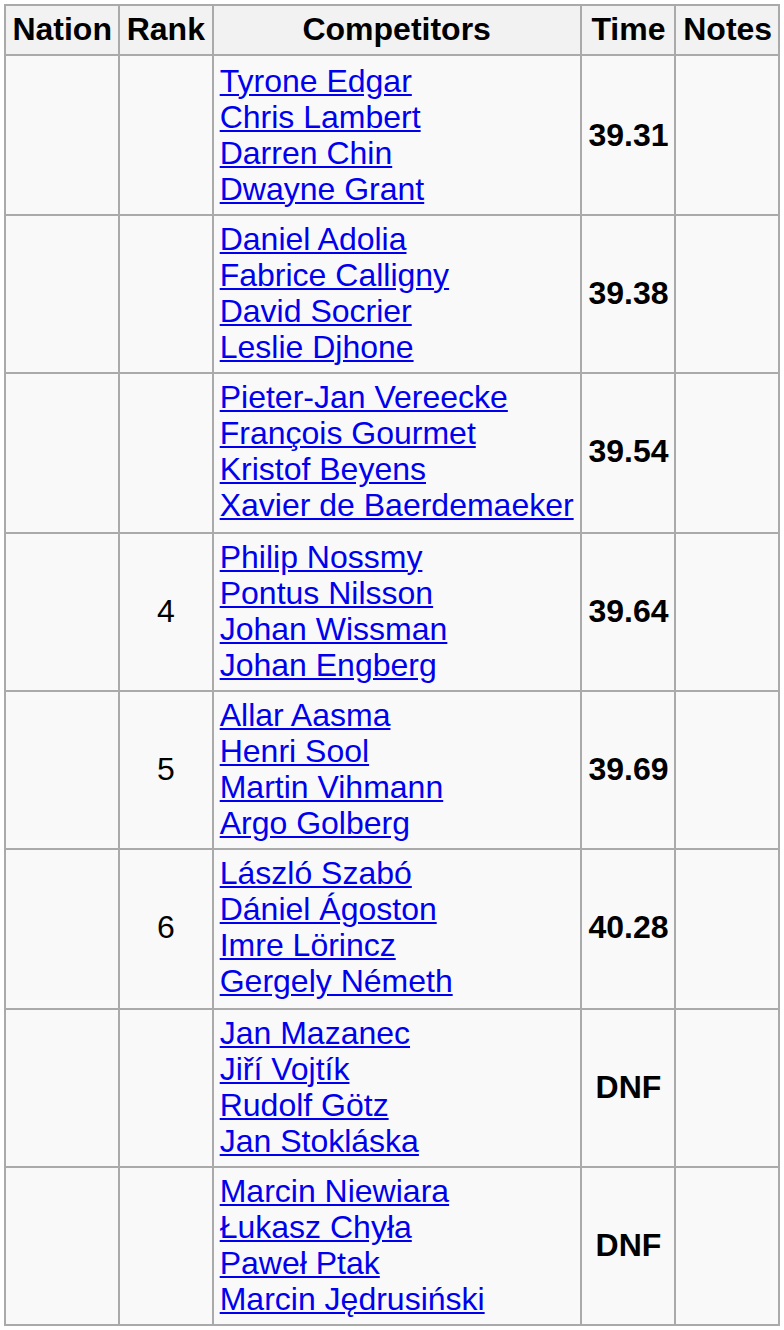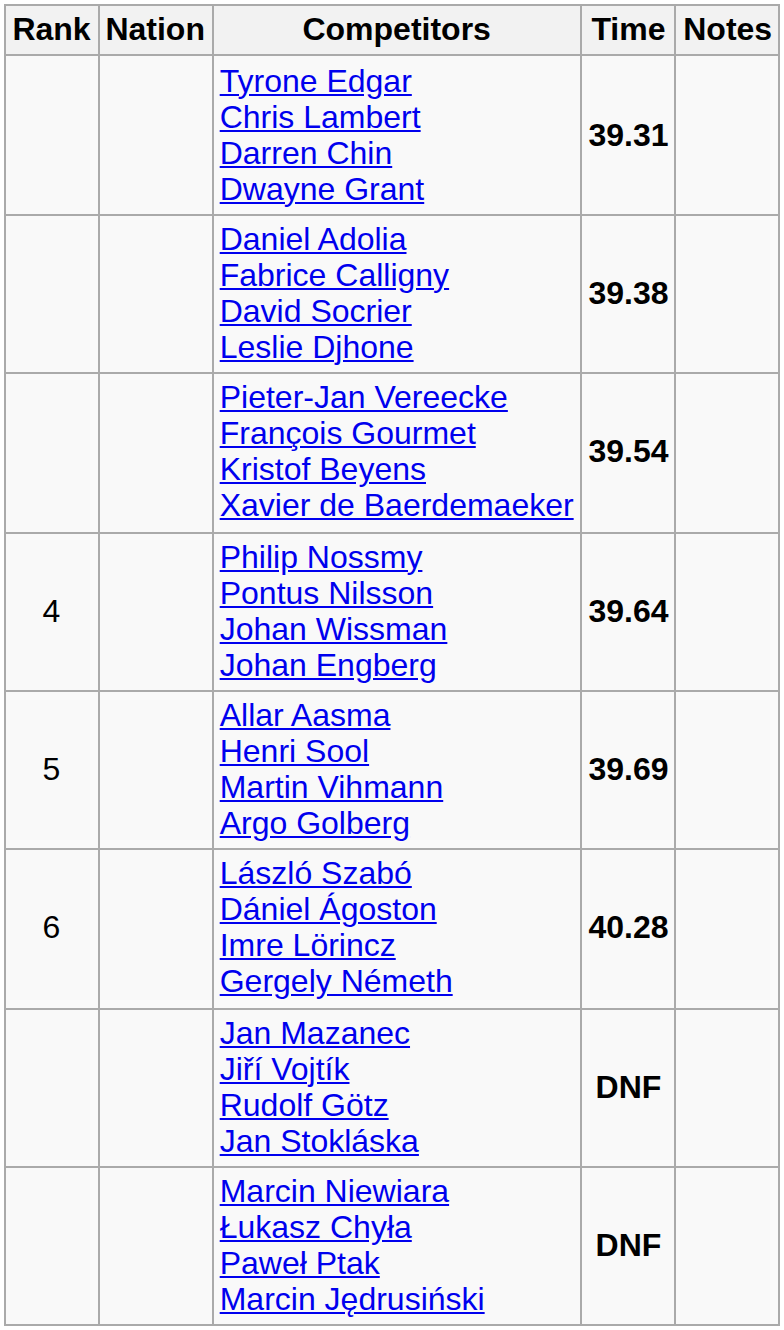columns swapped: (166, 29) <-> (62, 29)
